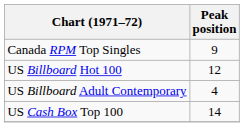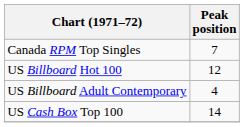(215, 49) 9 -> (215, 49) 7
